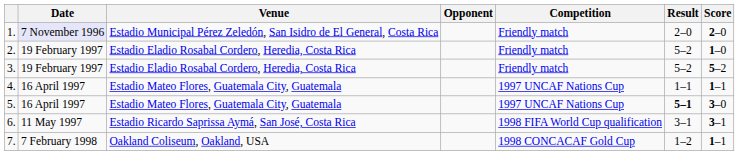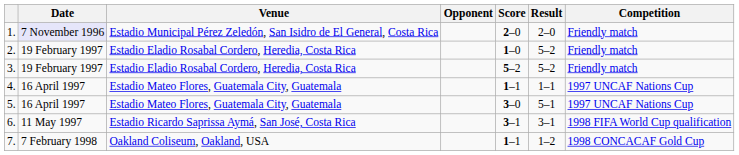columns swapped: (718, 13) <-> (580, 13)
(683, 104) bold -> (547, 104) normal
